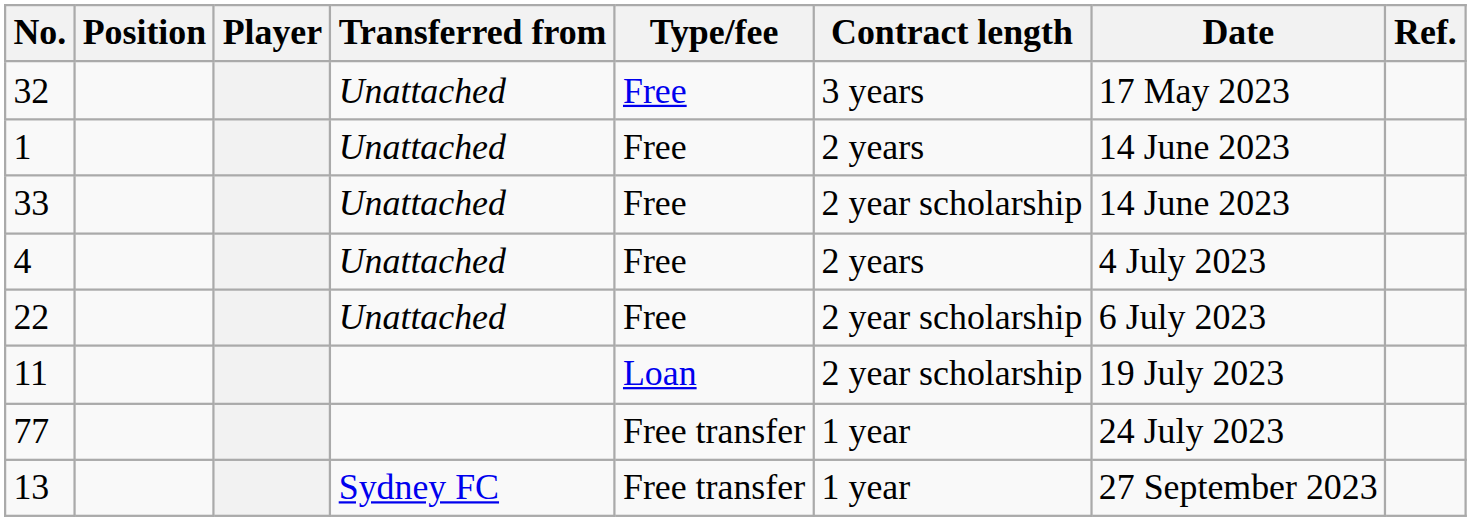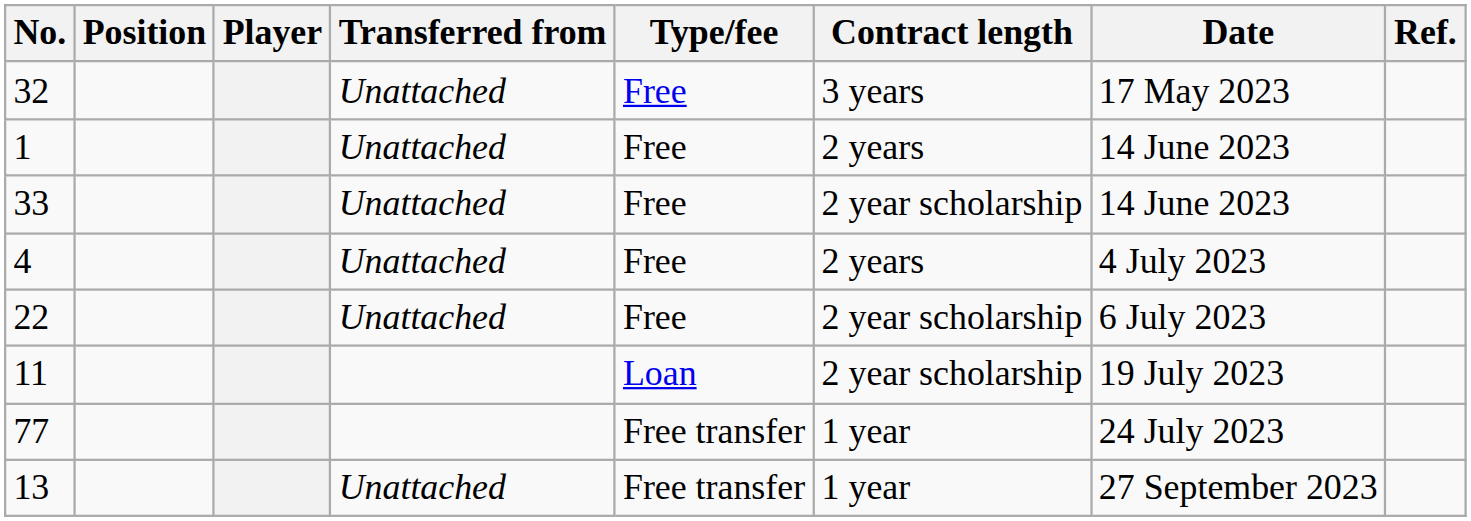(419, 487) Sydney FC -> (422, 487) Unattached
